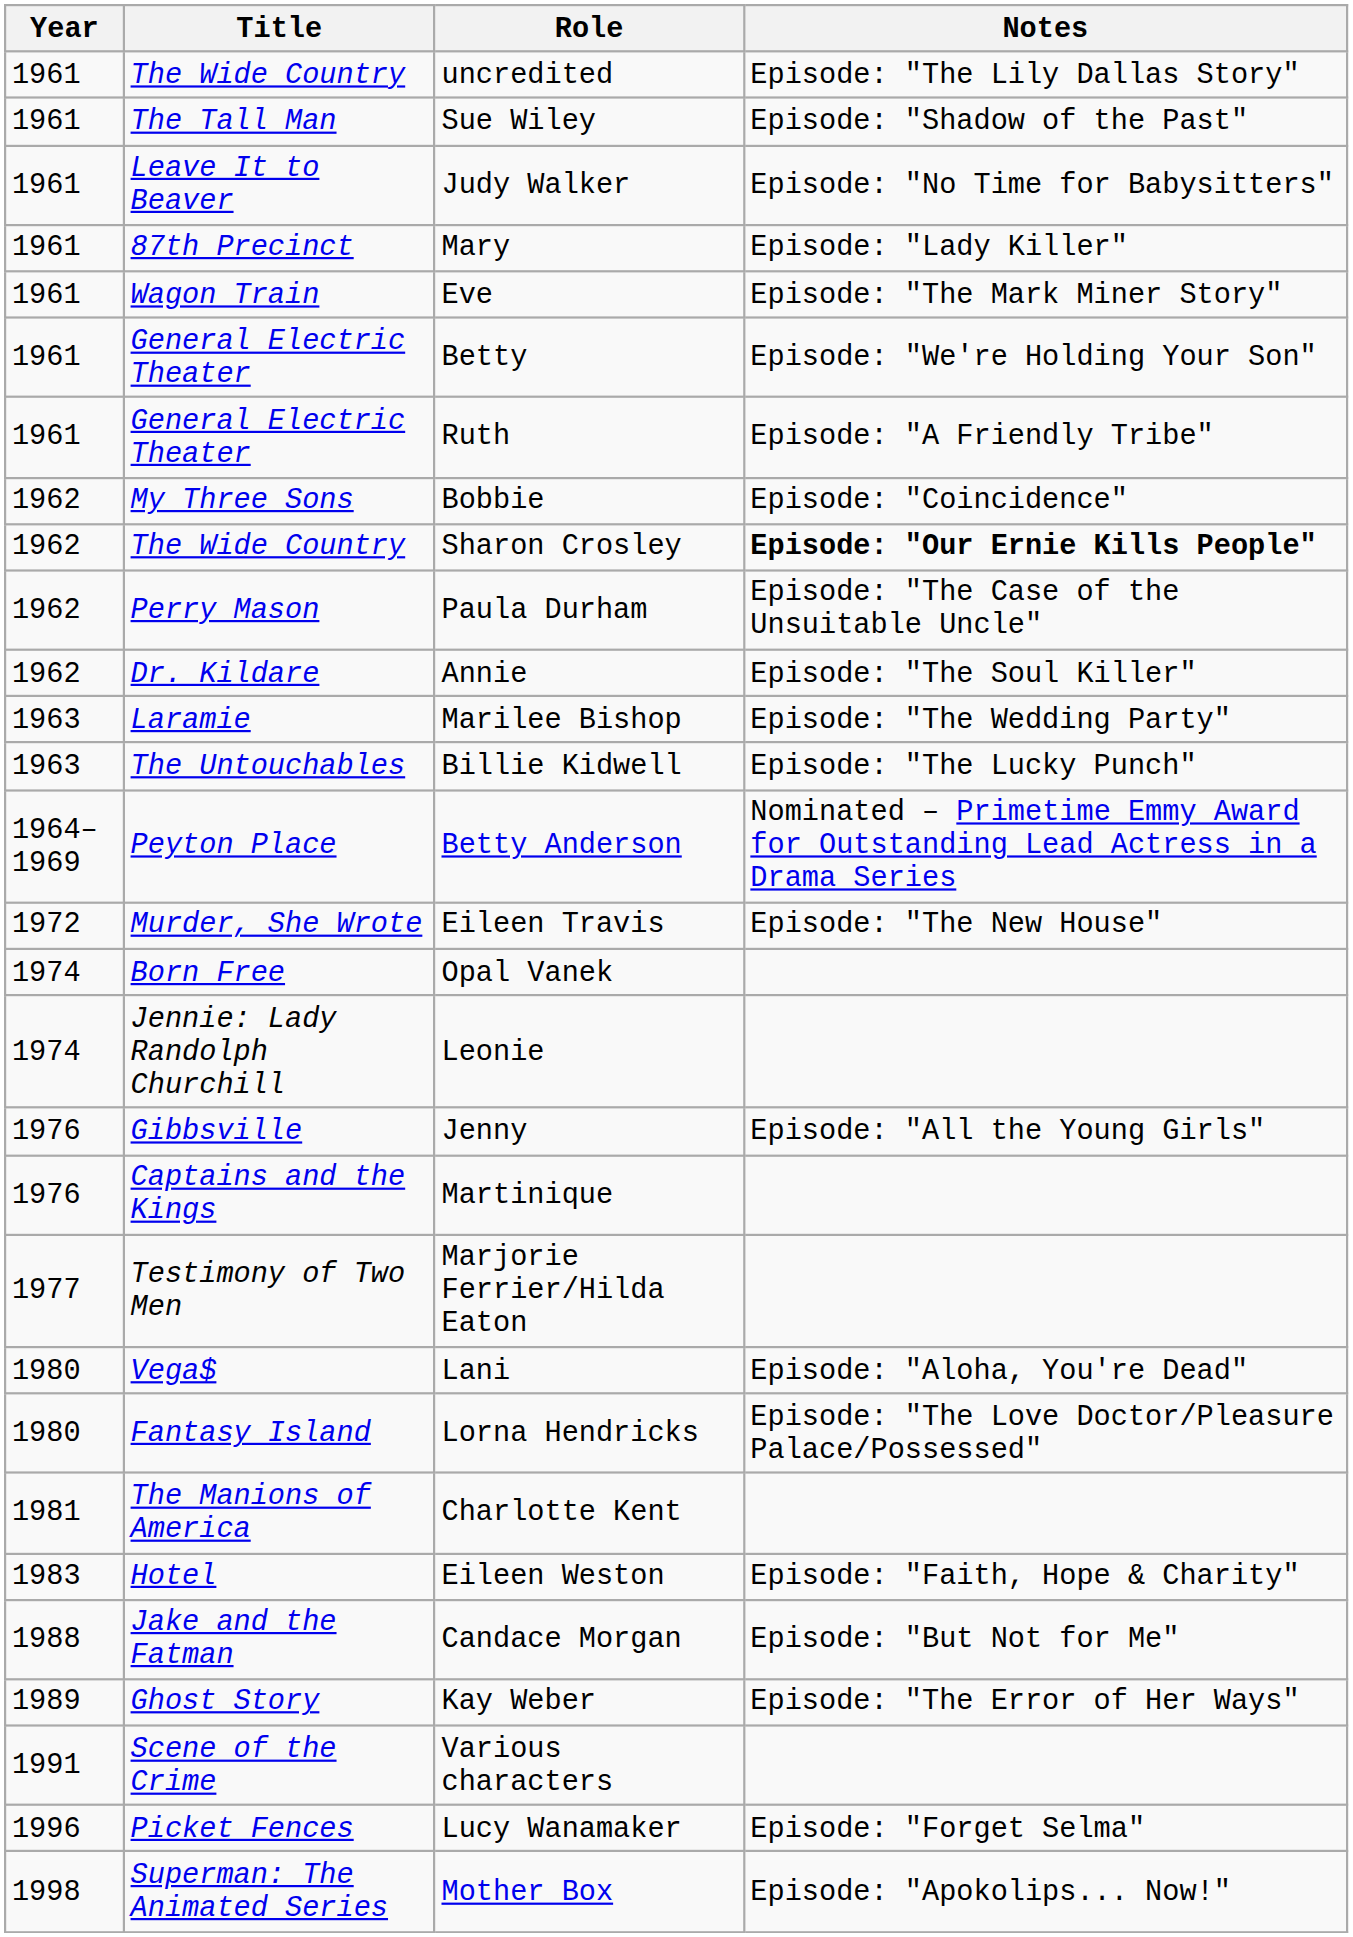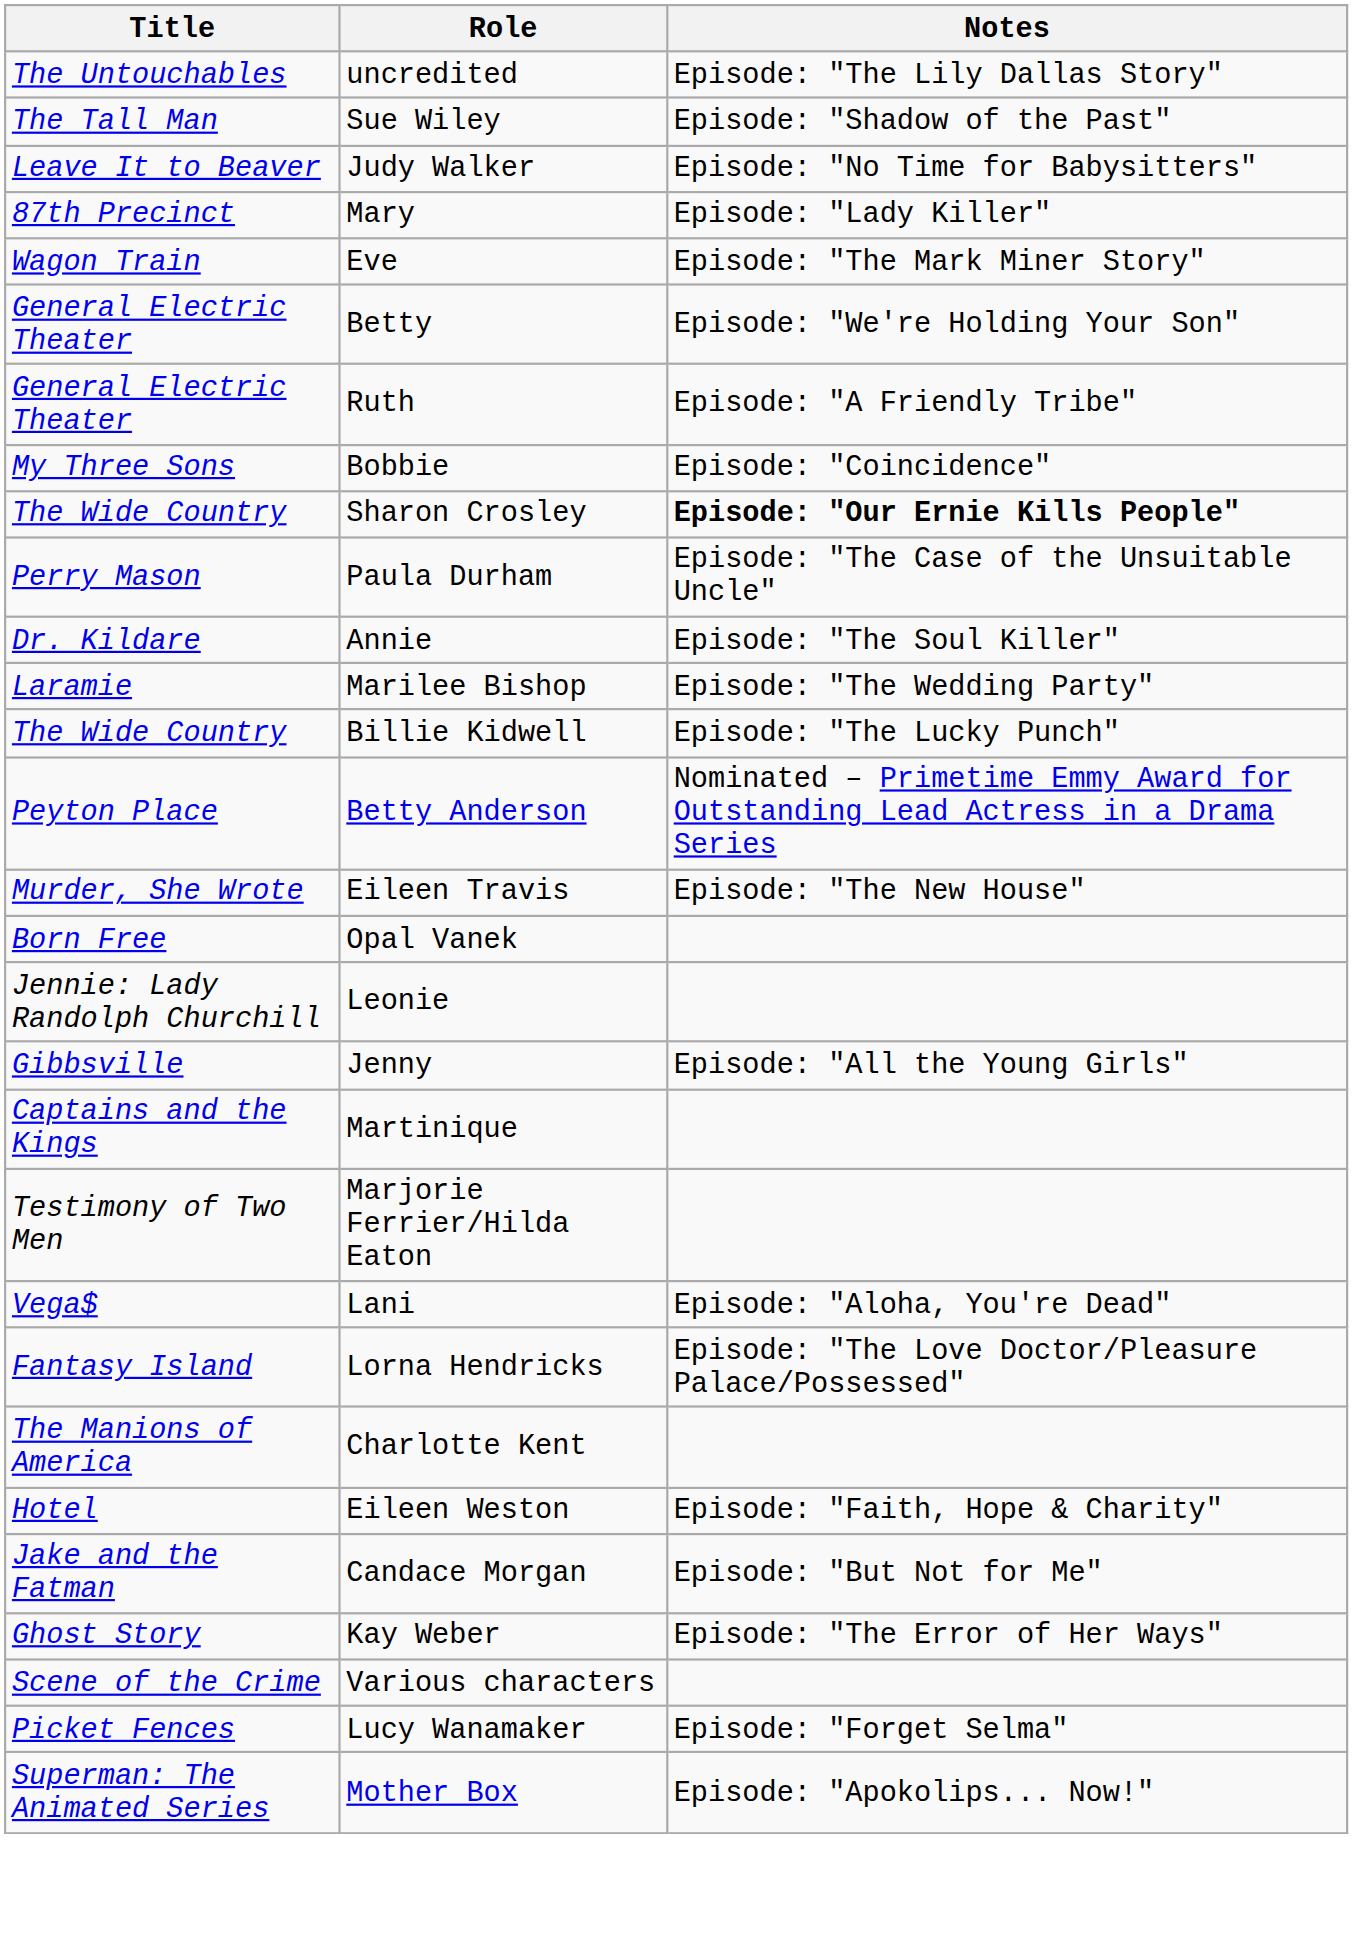- column: (64, 28)
(268, 75) The Wide Country -> (149, 75) The Untouchables
(268, 766) The Untouchables -> (149, 733) The Wide Country
